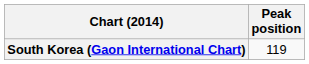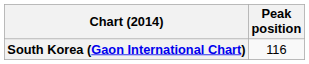(276, 49) 119 -> (276, 49) 116
